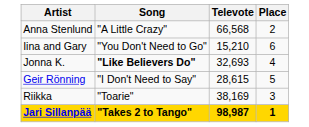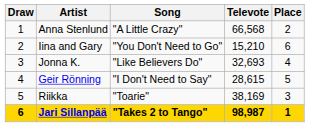+ column: (21, 12)
(146, 63) bold -> (158, 63) normal
